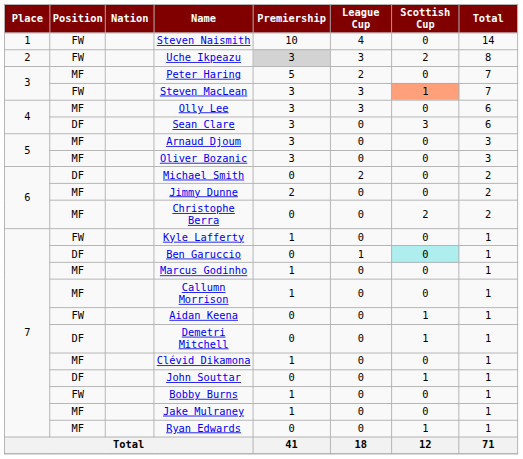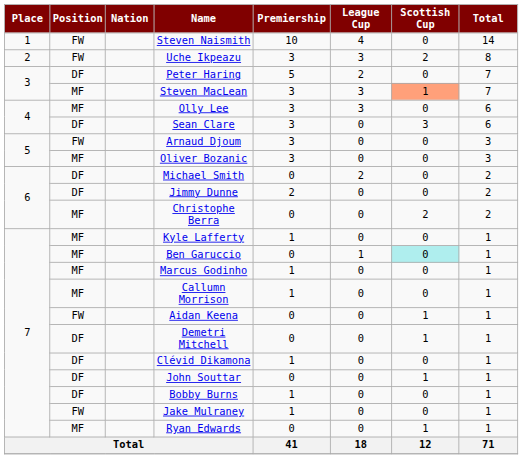(292, 58) lightgrey background -> (292, 58) no background
(78, 75) MF -> (78, 75) DF
(78, 92) FW -> (78, 92) MF
(78, 142) MF -> (78, 142) FW
(78, 192) MF -> (78, 192) DF
(78, 238) FW -> (78, 238) MF
(78, 254) DF -> (78, 254) MF
(78, 362) MF -> (78, 362) DF
(78, 395) FW -> (78, 395) DF
(78, 412) MF -> (78, 412) FW
